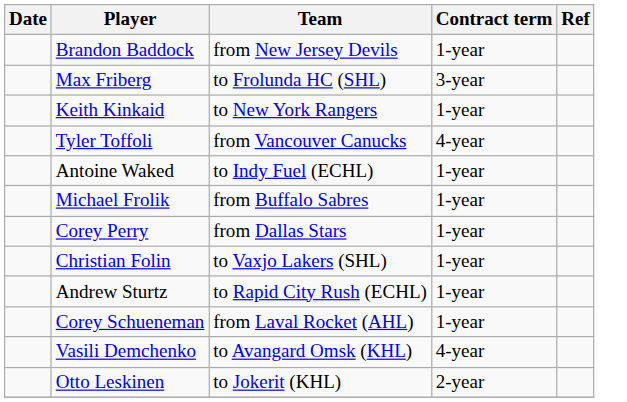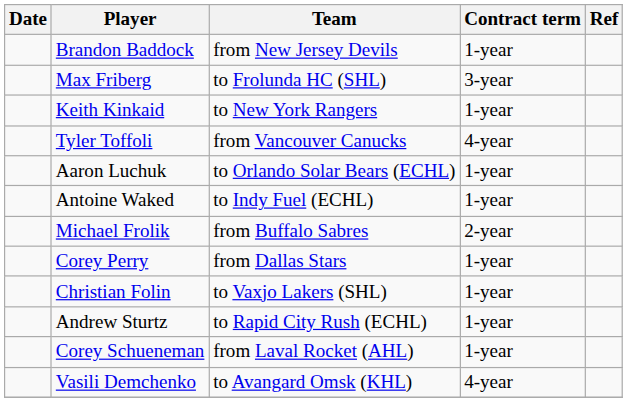+ row: (111, 170)
(460, 200) 1-year -> (488, 230) 2-year
- row: (110, 381)
